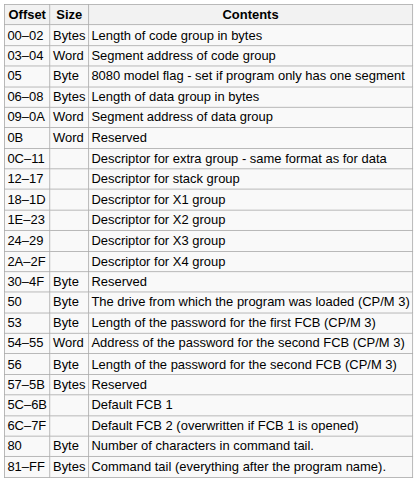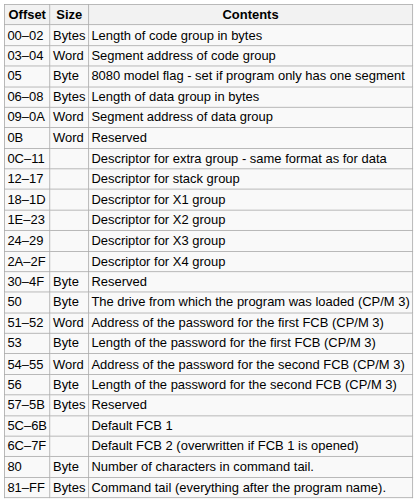+ row: (25, 323)
